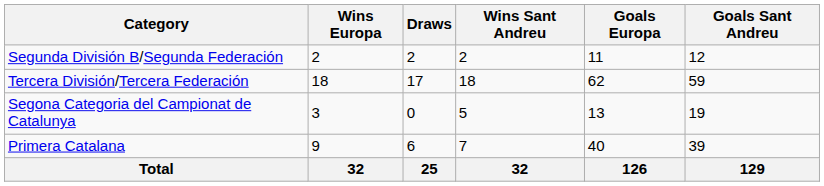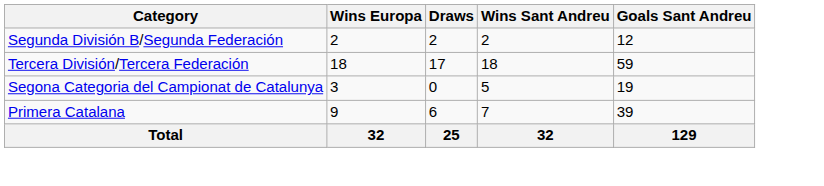- column: (635, 24)
